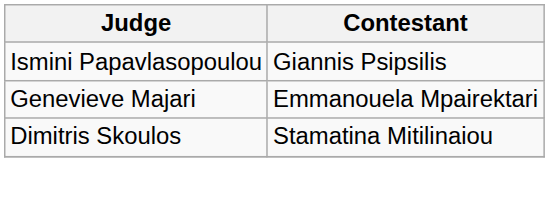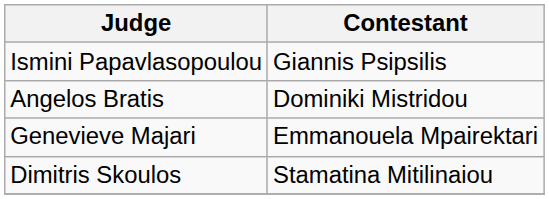+ row: (87, 99)
